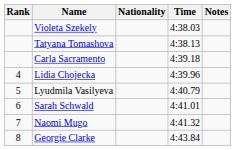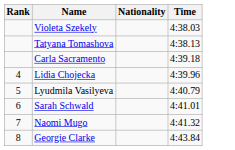- column: (216, 12)
